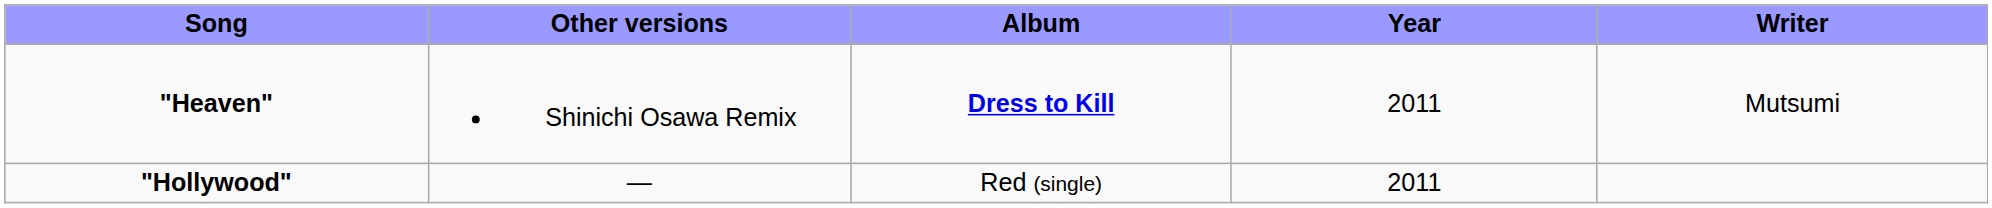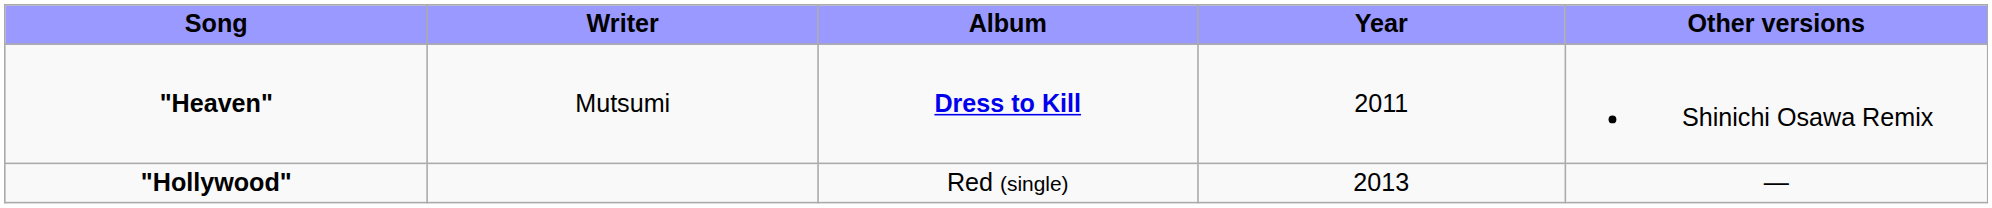columns swapped: (1793, 24) <-> (639, 24)
(1414, 182) 2011 -> (1381, 182) 2013
